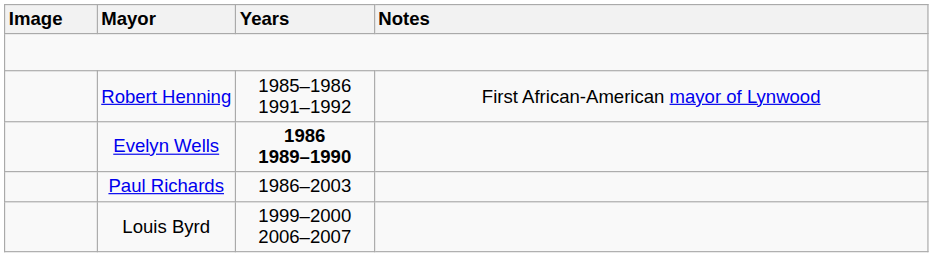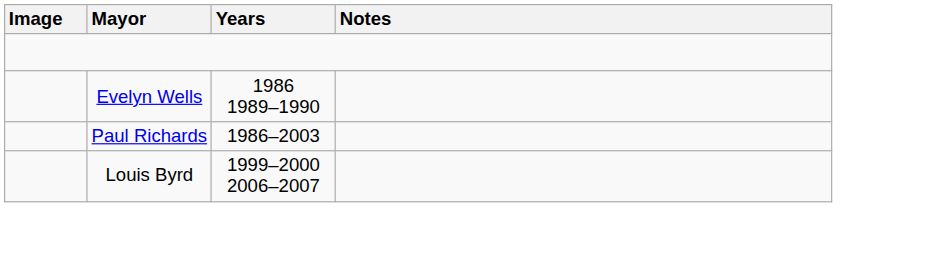- row: (166, 96)
(305, 146) bold -> (273, 96) normal
